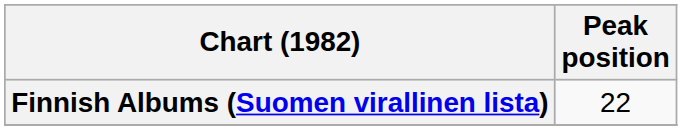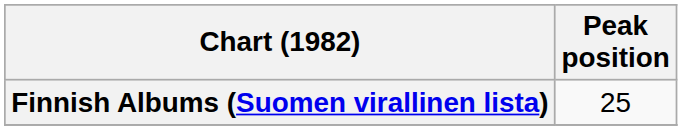(616, 102) 22 -> (616, 102) 25
